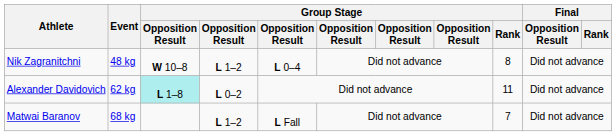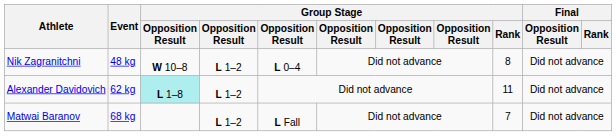(229, 95) L 0–2 -> (229, 95) L 1–2
